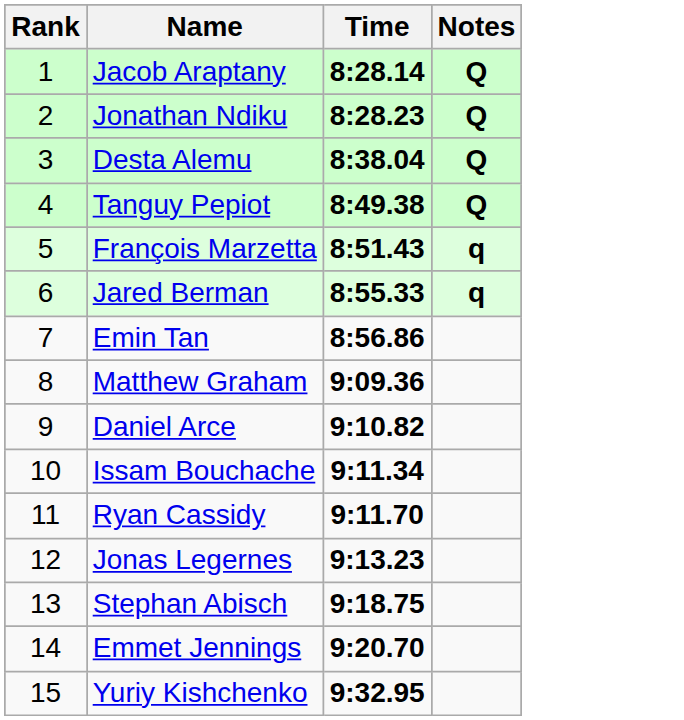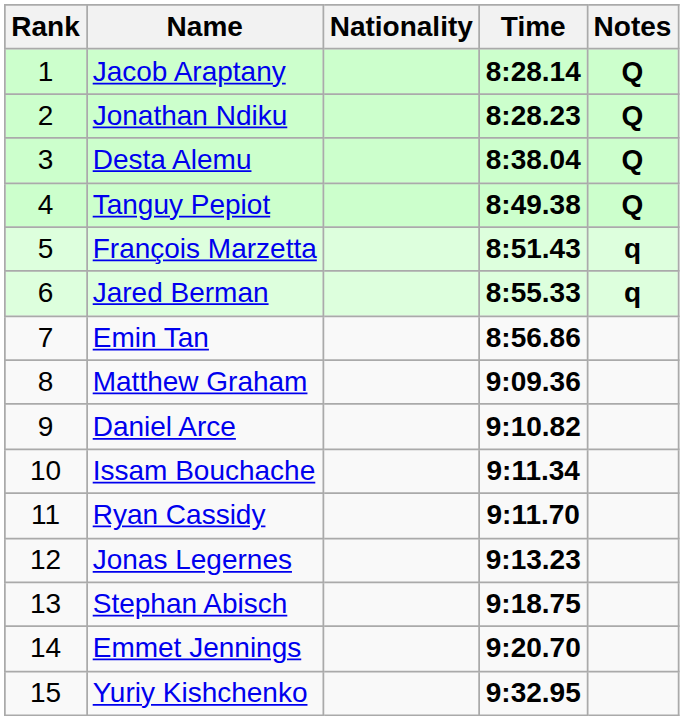+ column: (401, 26)
